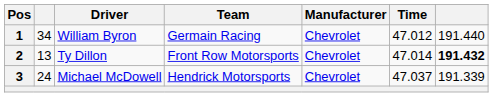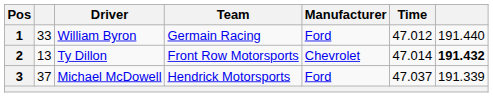(44, 35) 34 -> (44, 35) 33
(332, 35) Chevrolet -> (318, 35) Ford
(44, 76) 24 -> (44, 76) 37
(332, 76) Chevrolet -> (318, 76) Ford
